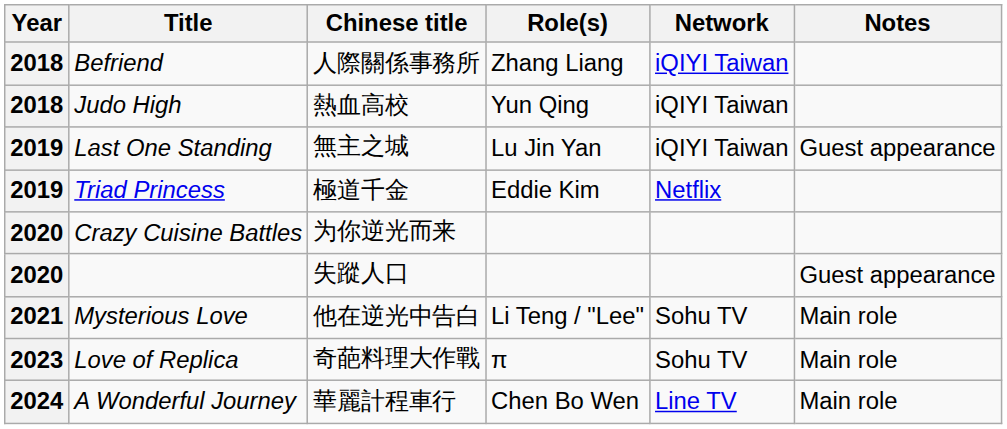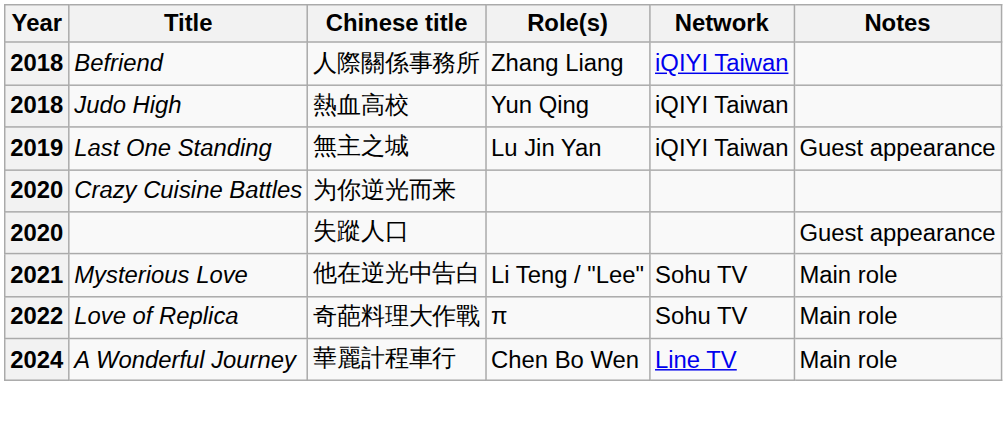- row: (150, 190)
(37, 359) 2023 -> (37, 317) 2022
